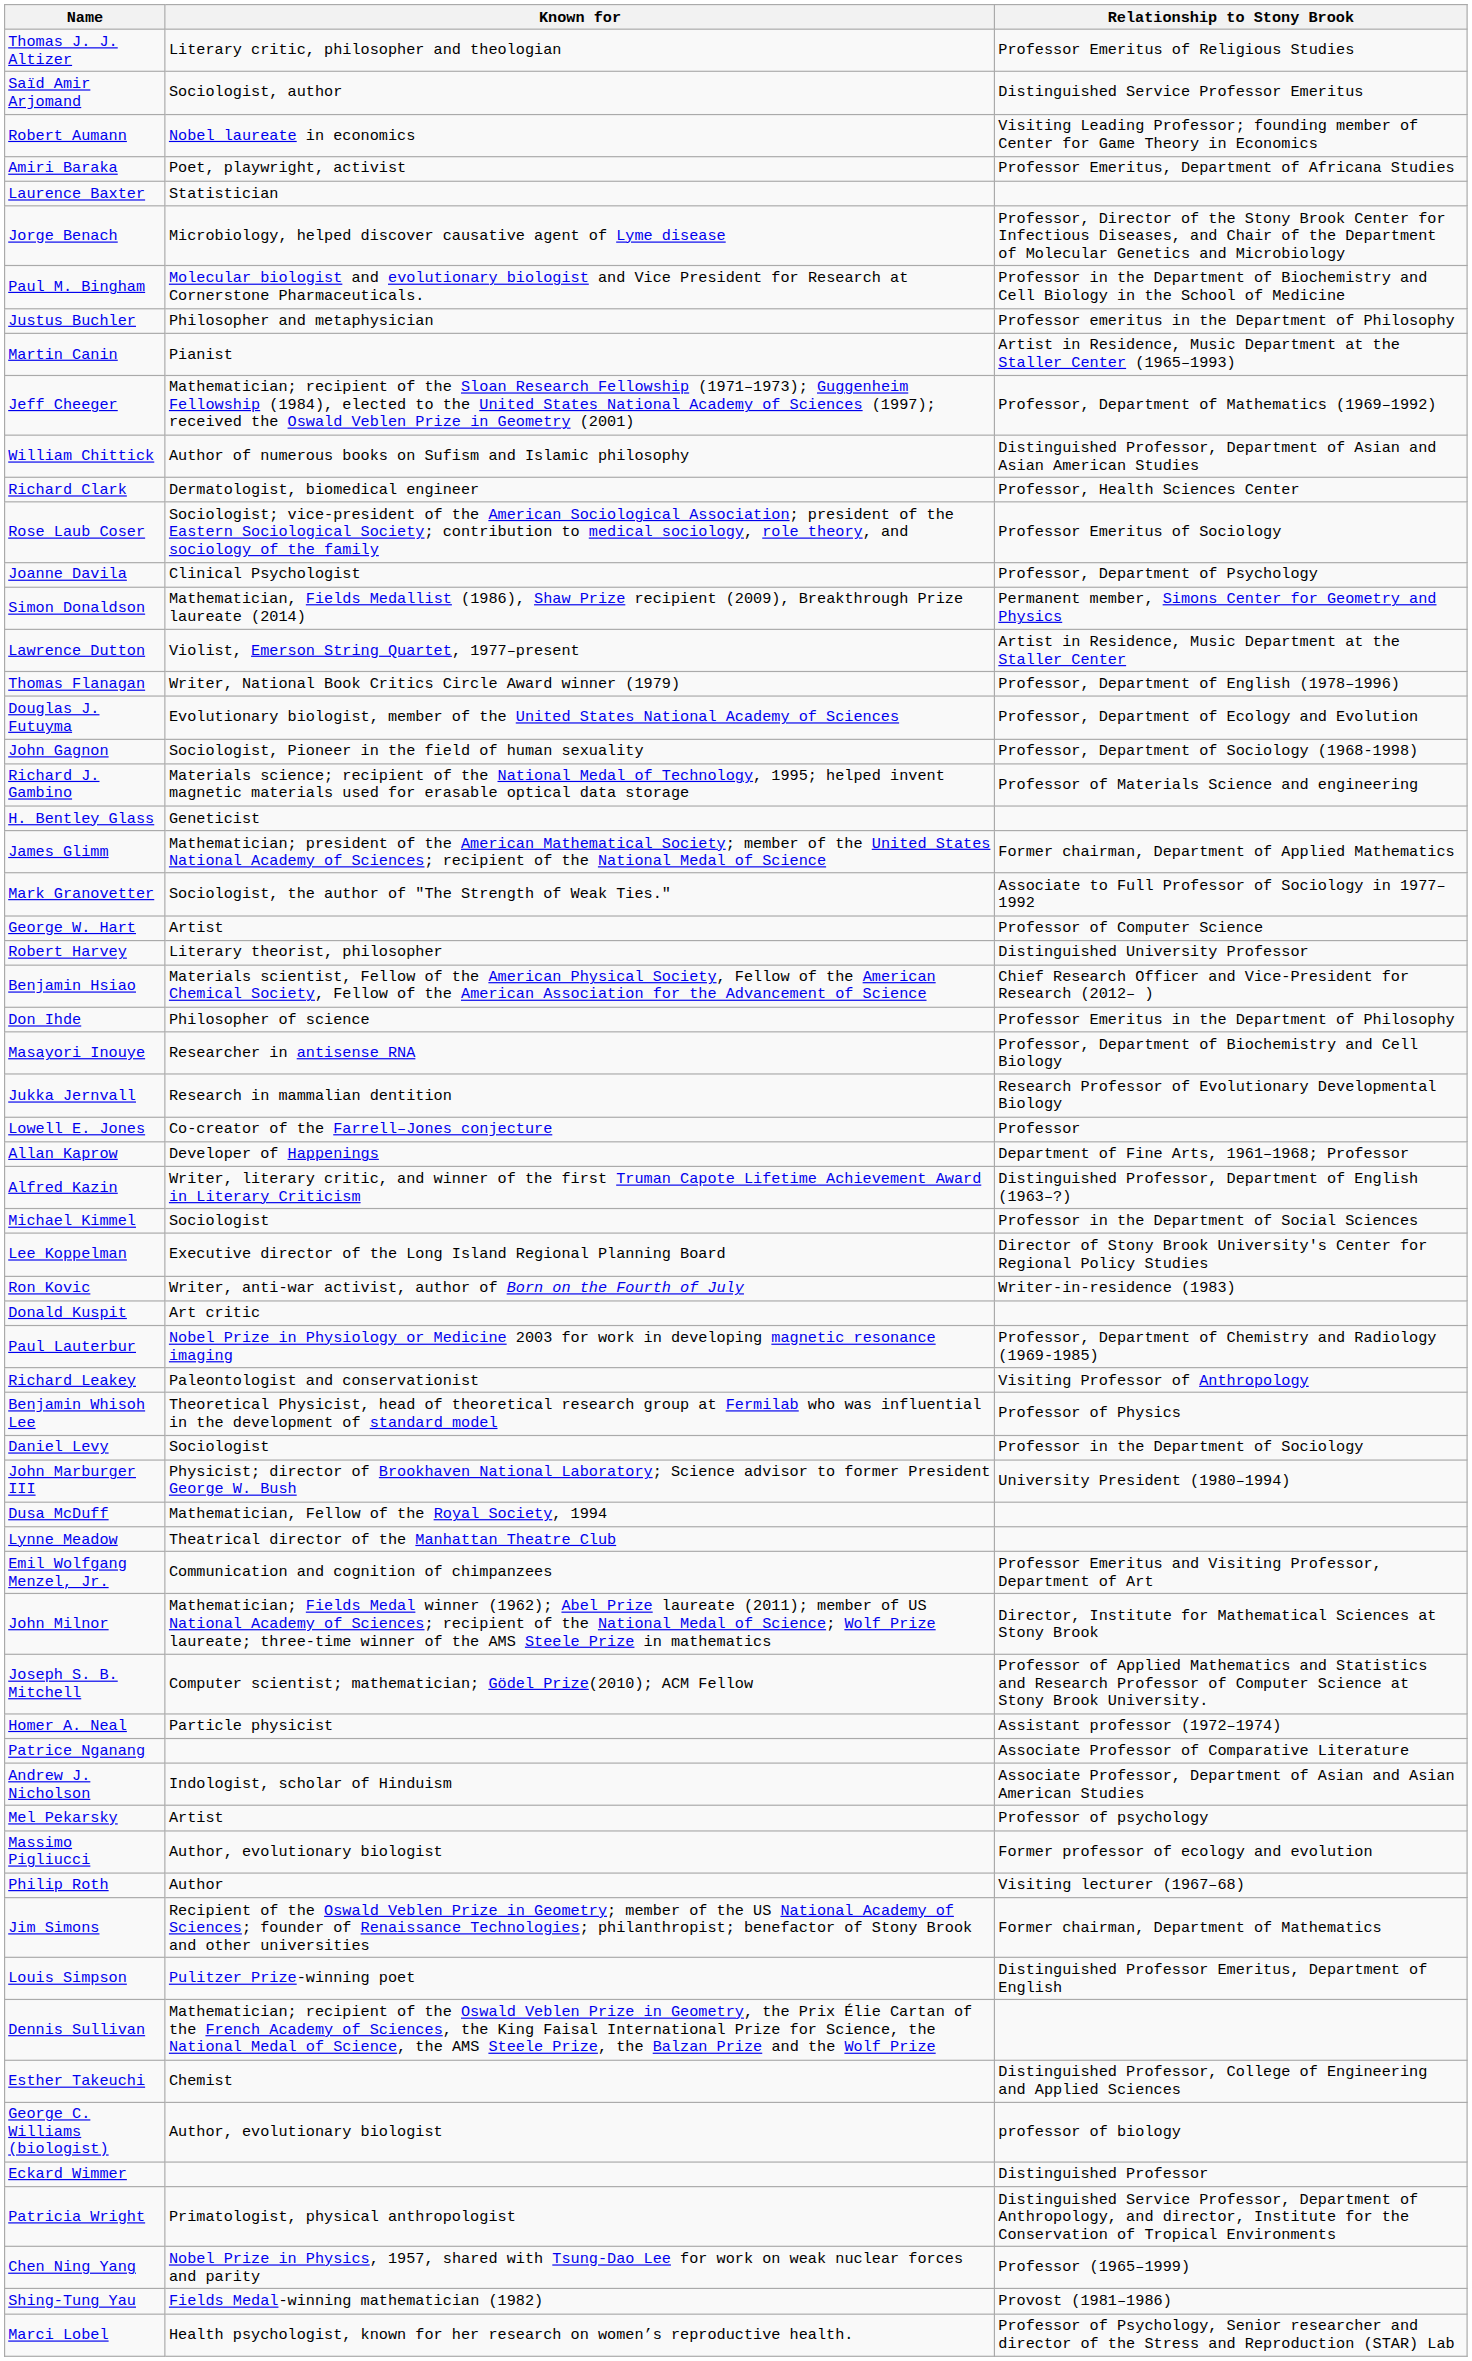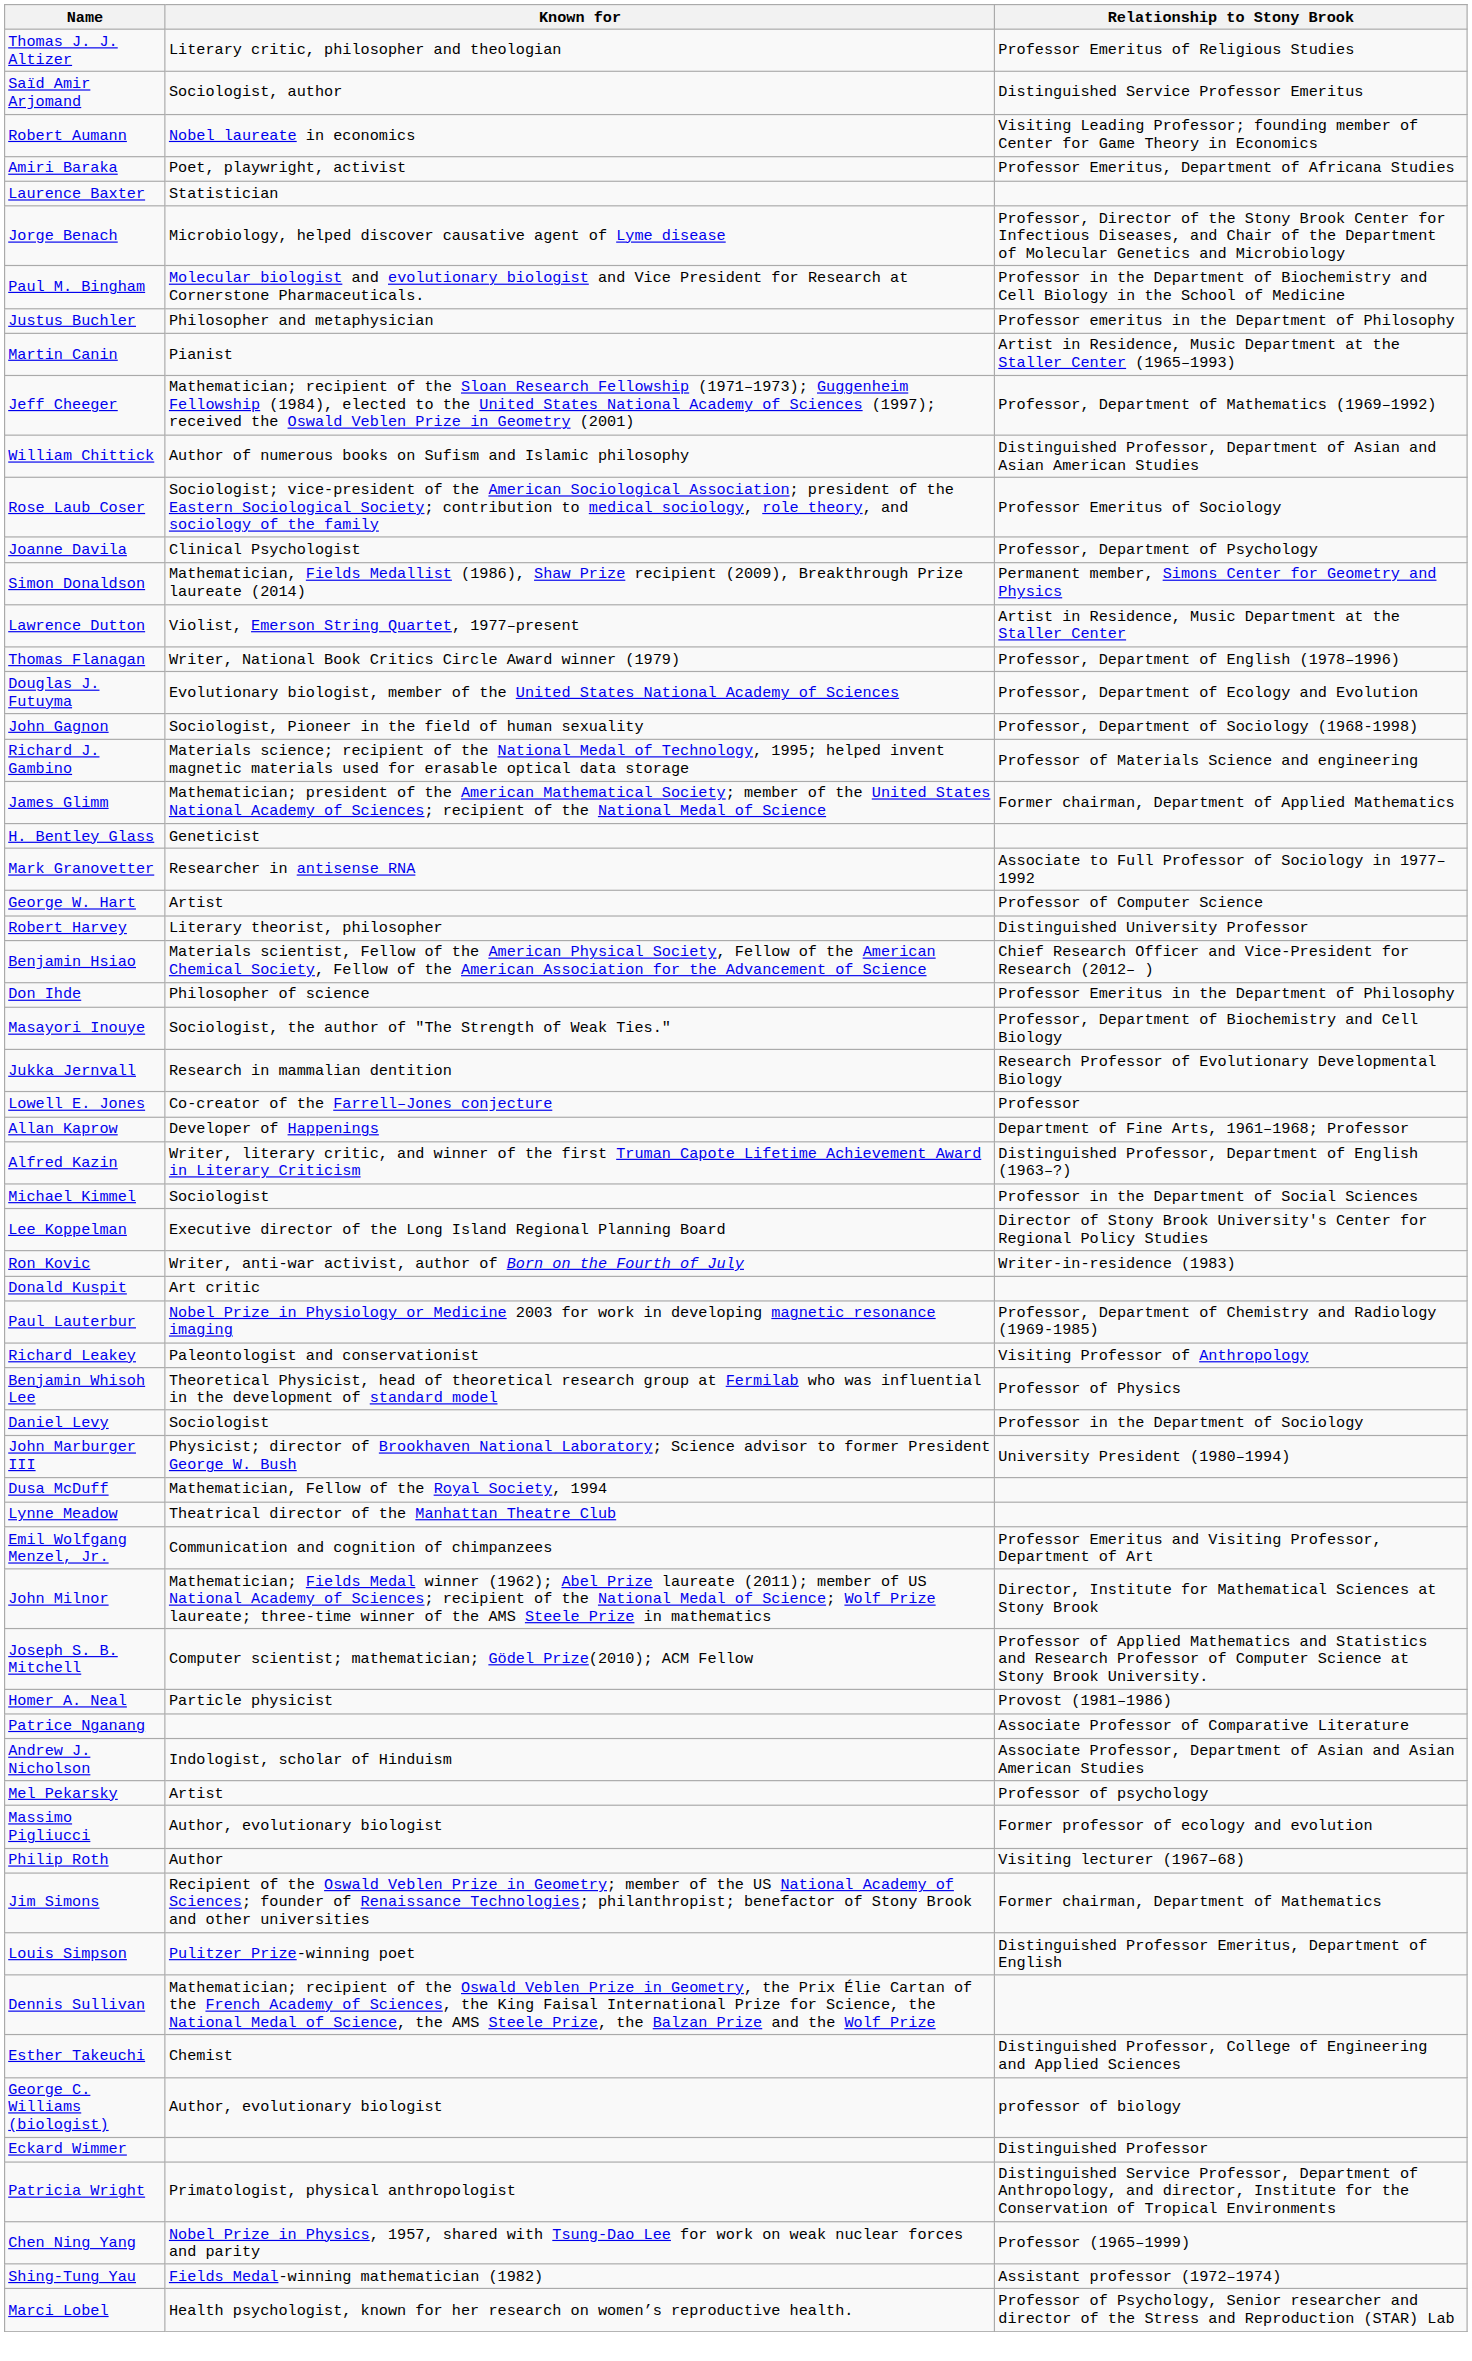- row: (68, 490)
rows swapped: (81, 818) <-> (58, 852)
(420, 894) Sociologist, the author of "The Strength of Weak Ties." -> (292, 869) Researcher in antisense RNA
(292, 1053) Researcher in antisense RNA -> (420, 1029) Sociologist, the author of "The Strength of Weak Ties."
(1140, 1726) Assistant professor (1972–1974) -> (1085, 1701) Provost (1981–1986)
(1085, 2301) Provost (1981–1986) -> (1140, 2277) Assistant professor (1972–1974)
